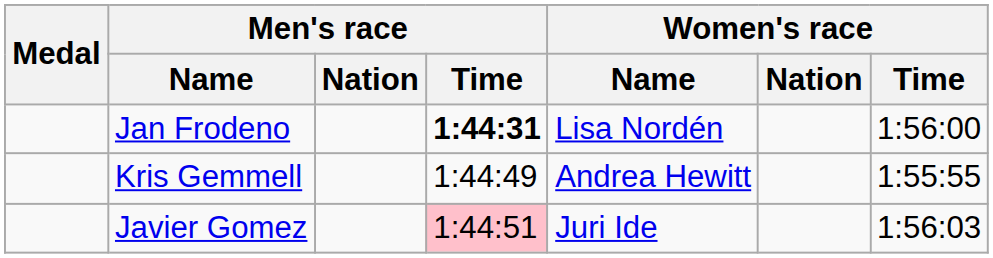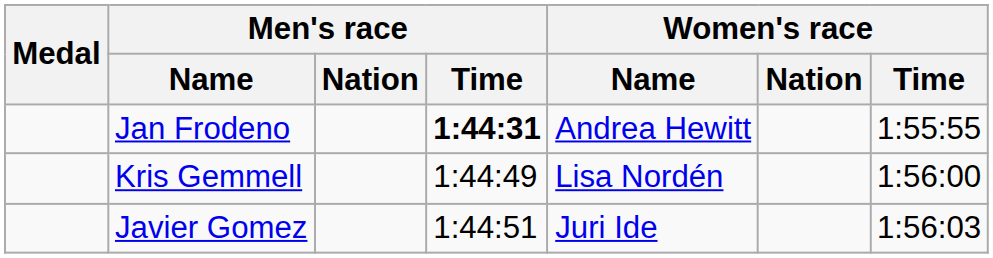(639, 128) Lisa Nordén -> (653, 128) Andrea Hewitt
(929, 128) 1:56:00 -> (929, 128) 1:55:55
(653, 177) Andrea Hewitt -> (639, 177) Lisa Nordén
(929, 177) 1:55:55 -> (929, 177) 1:56:00
(485, 227) pink background -> (485, 227) no background
